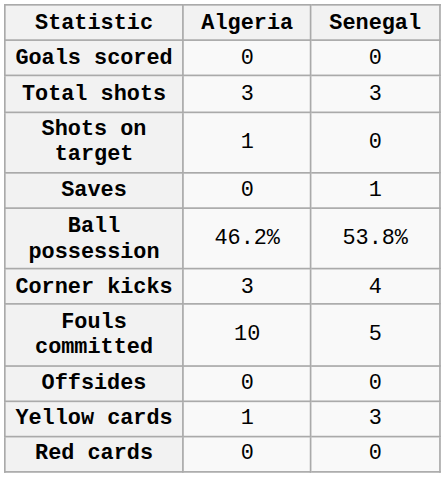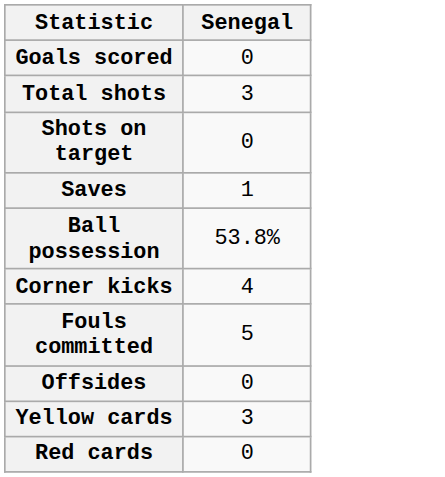- column: (247, 23)
